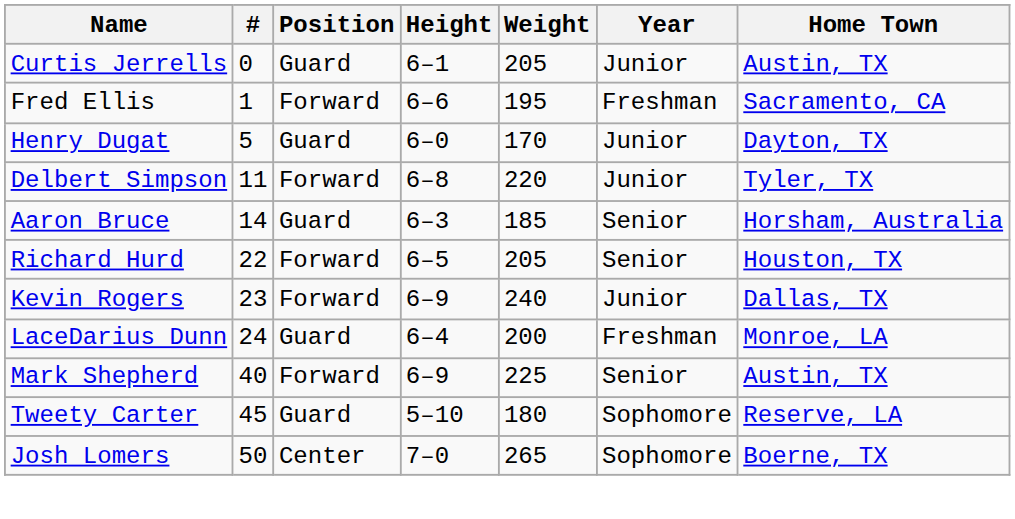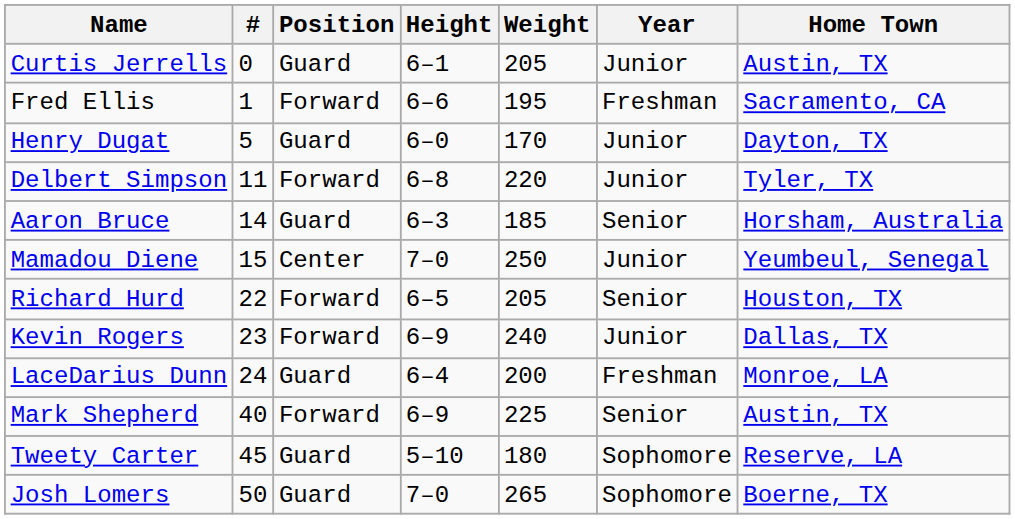+ row: (104, 260)
(322, 456) Center -> (315, 495) Guard
